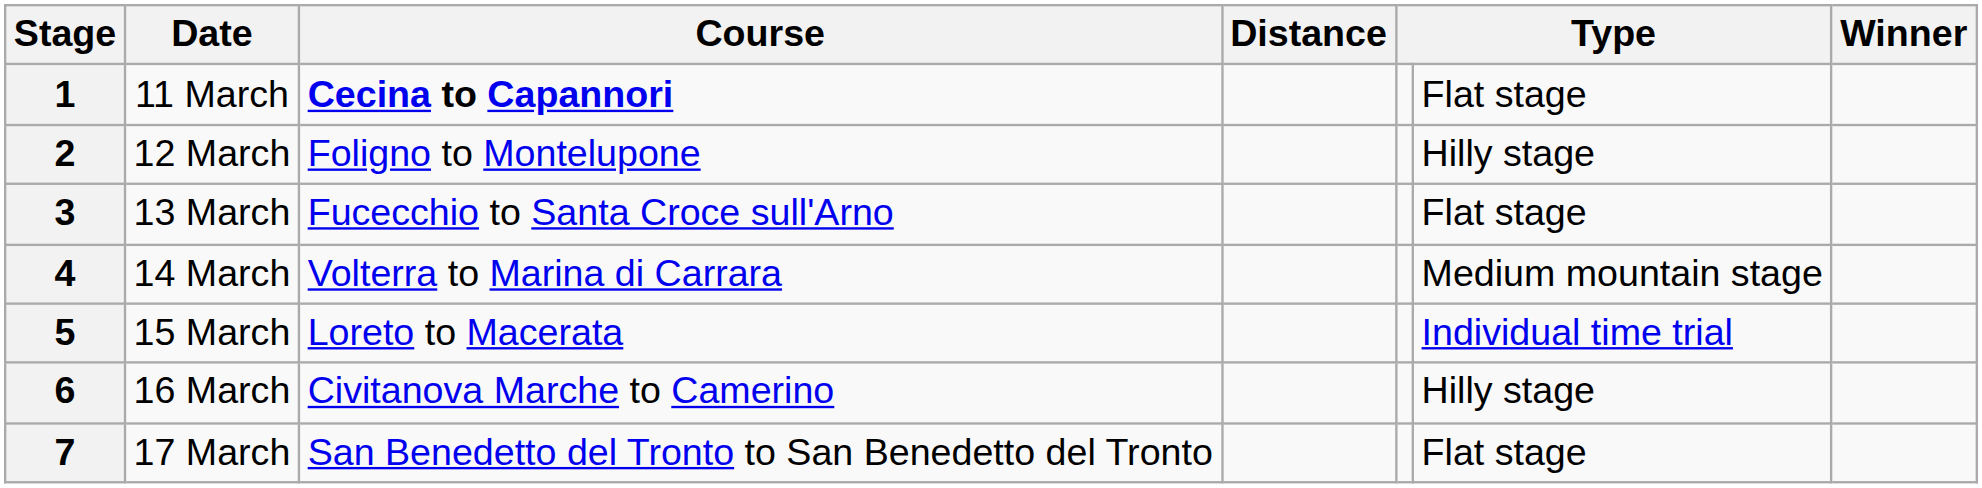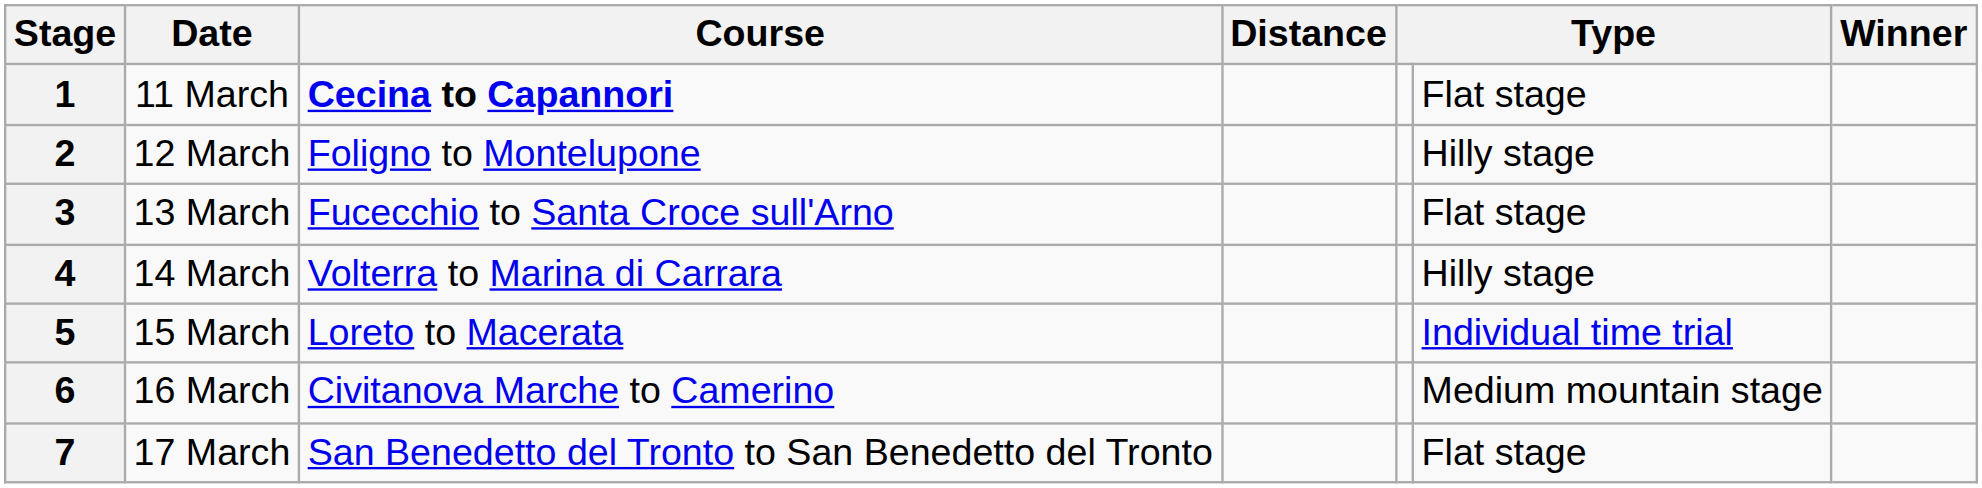(1622, 272) Medium mountain stage -> (1508, 272) Hilly stage
(1508, 392) Hilly stage -> (1622, 392) Medium mountain stage
